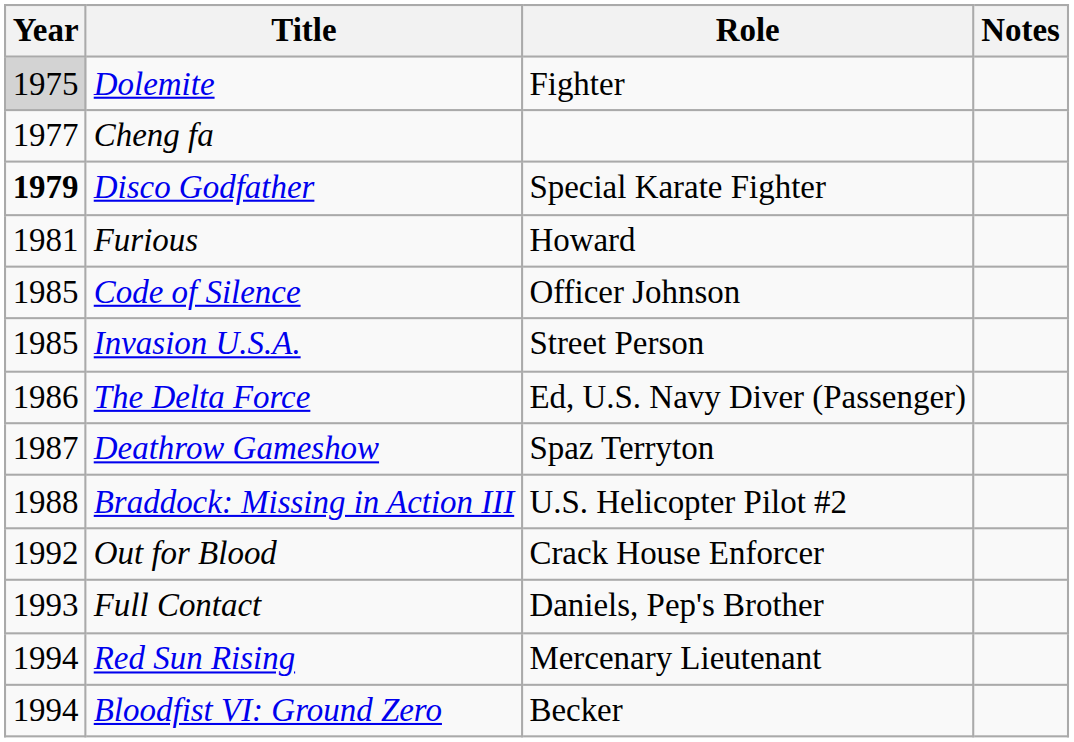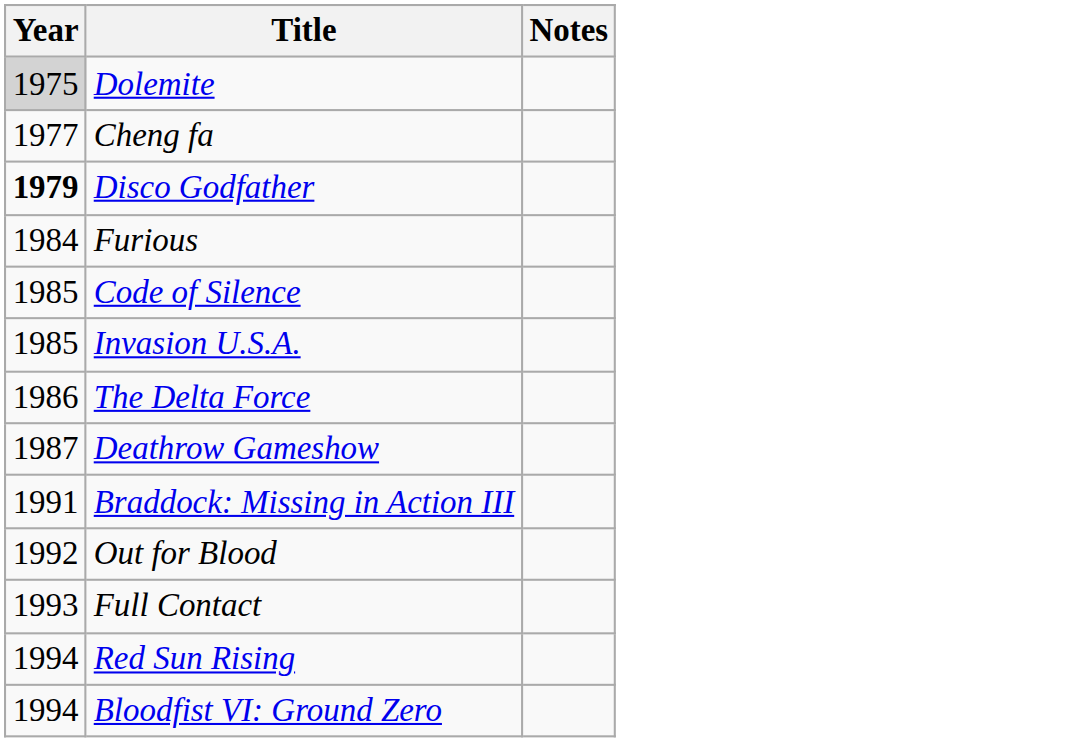- column: (748, 30)
(46, 239) 1981 -> (46, 239) 1984
(46, 501) 1988 -> (46, 501) 1991
